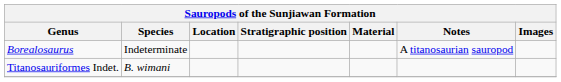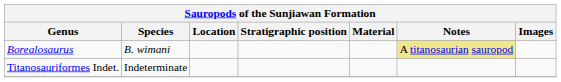(156, 49) Indeterminate -> (147, 49) B. wimani
(456, 49) no background -> (456, 49) khaki background
(147, 67) B. wimani -> (156, 67) Indeterminate
